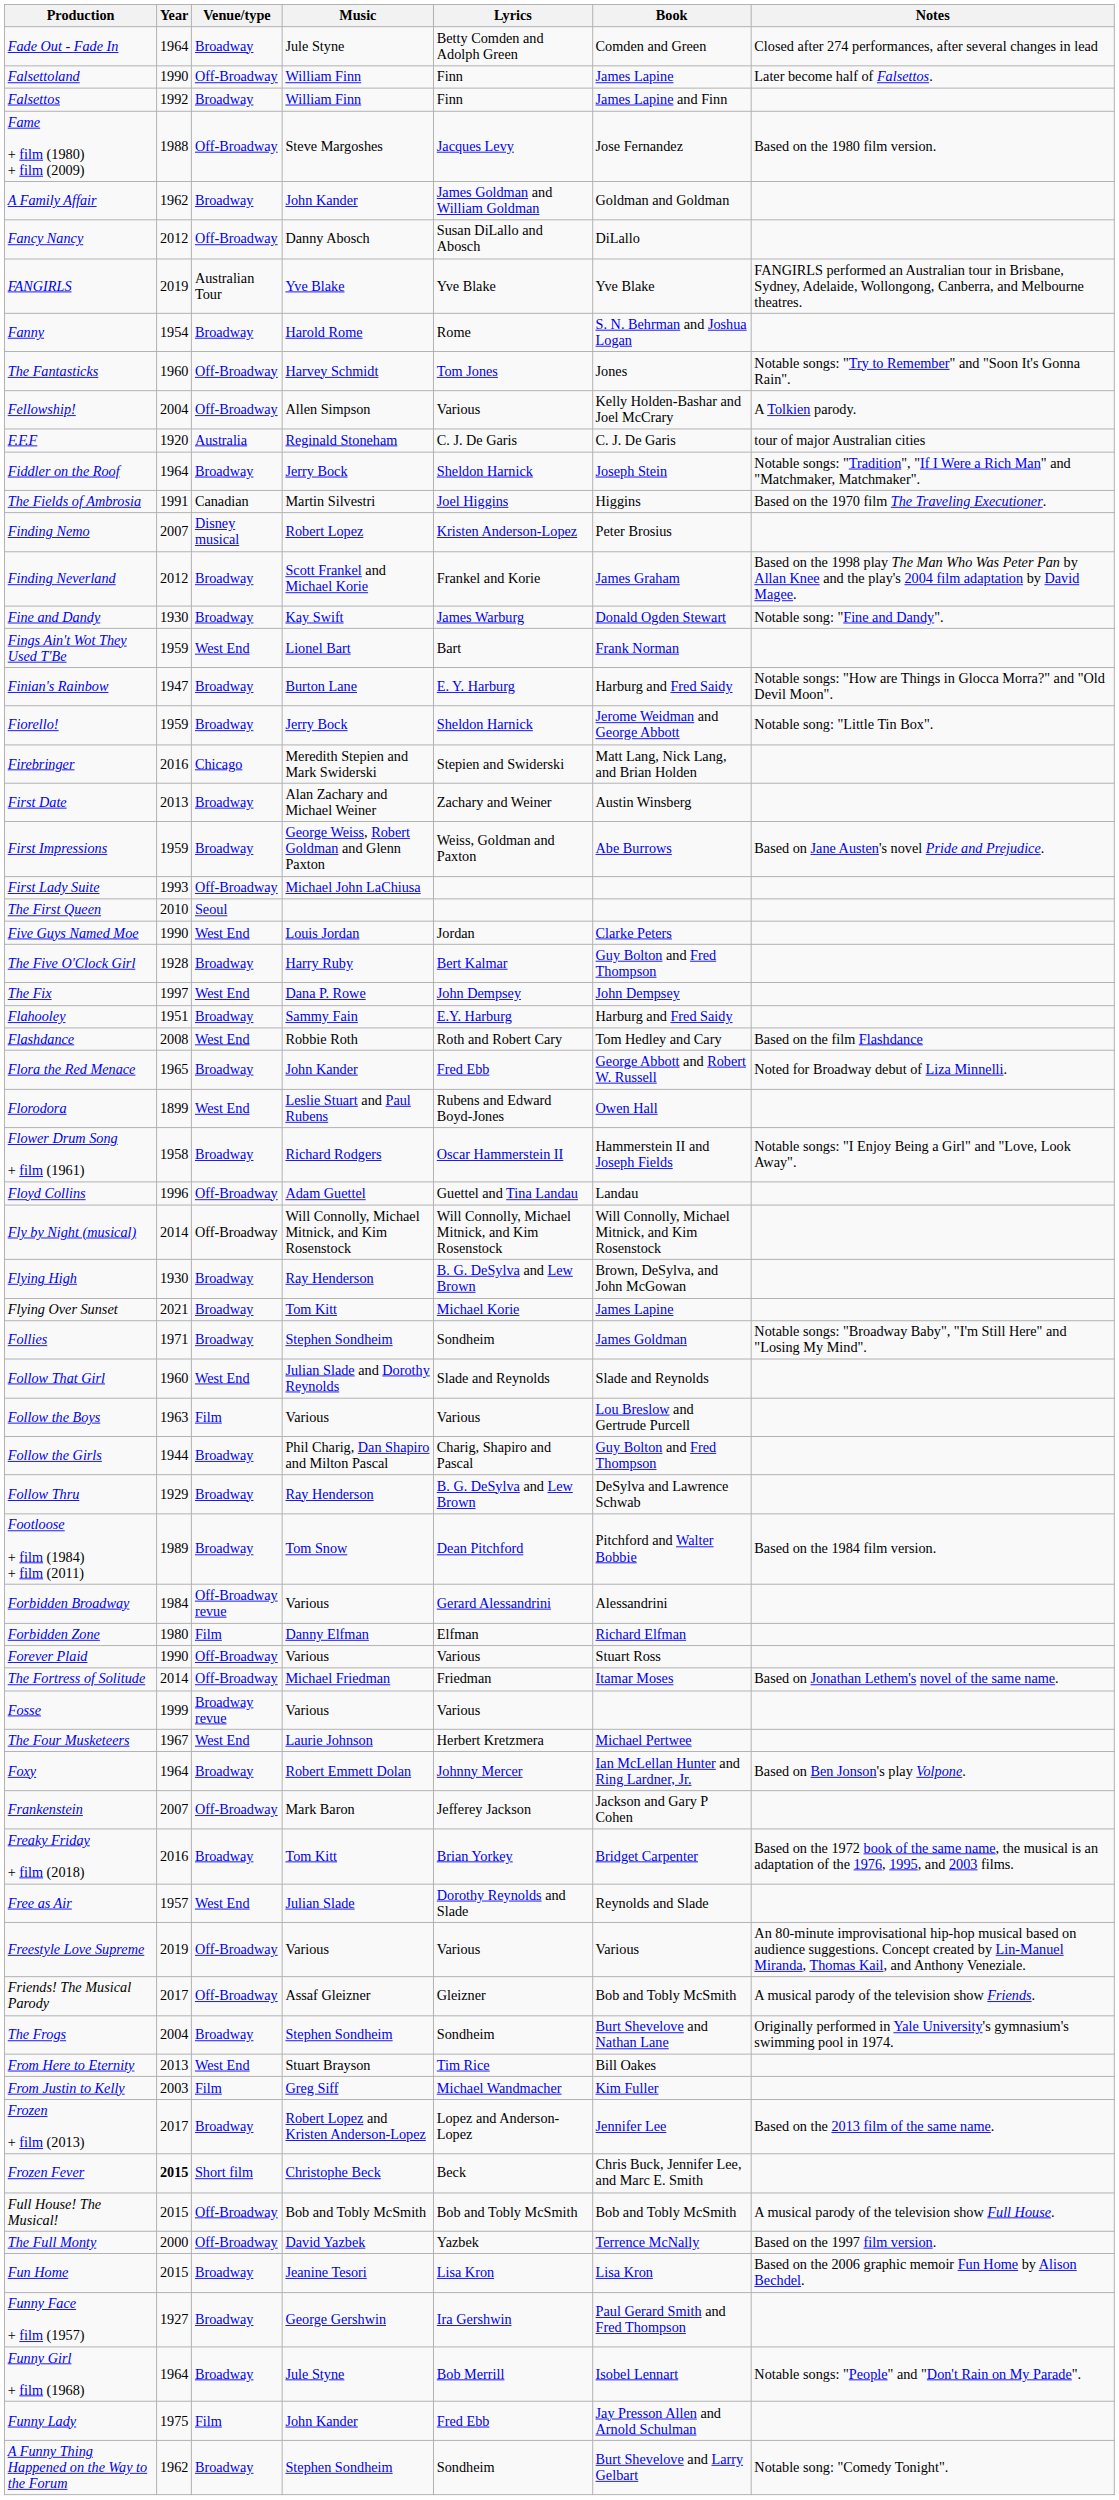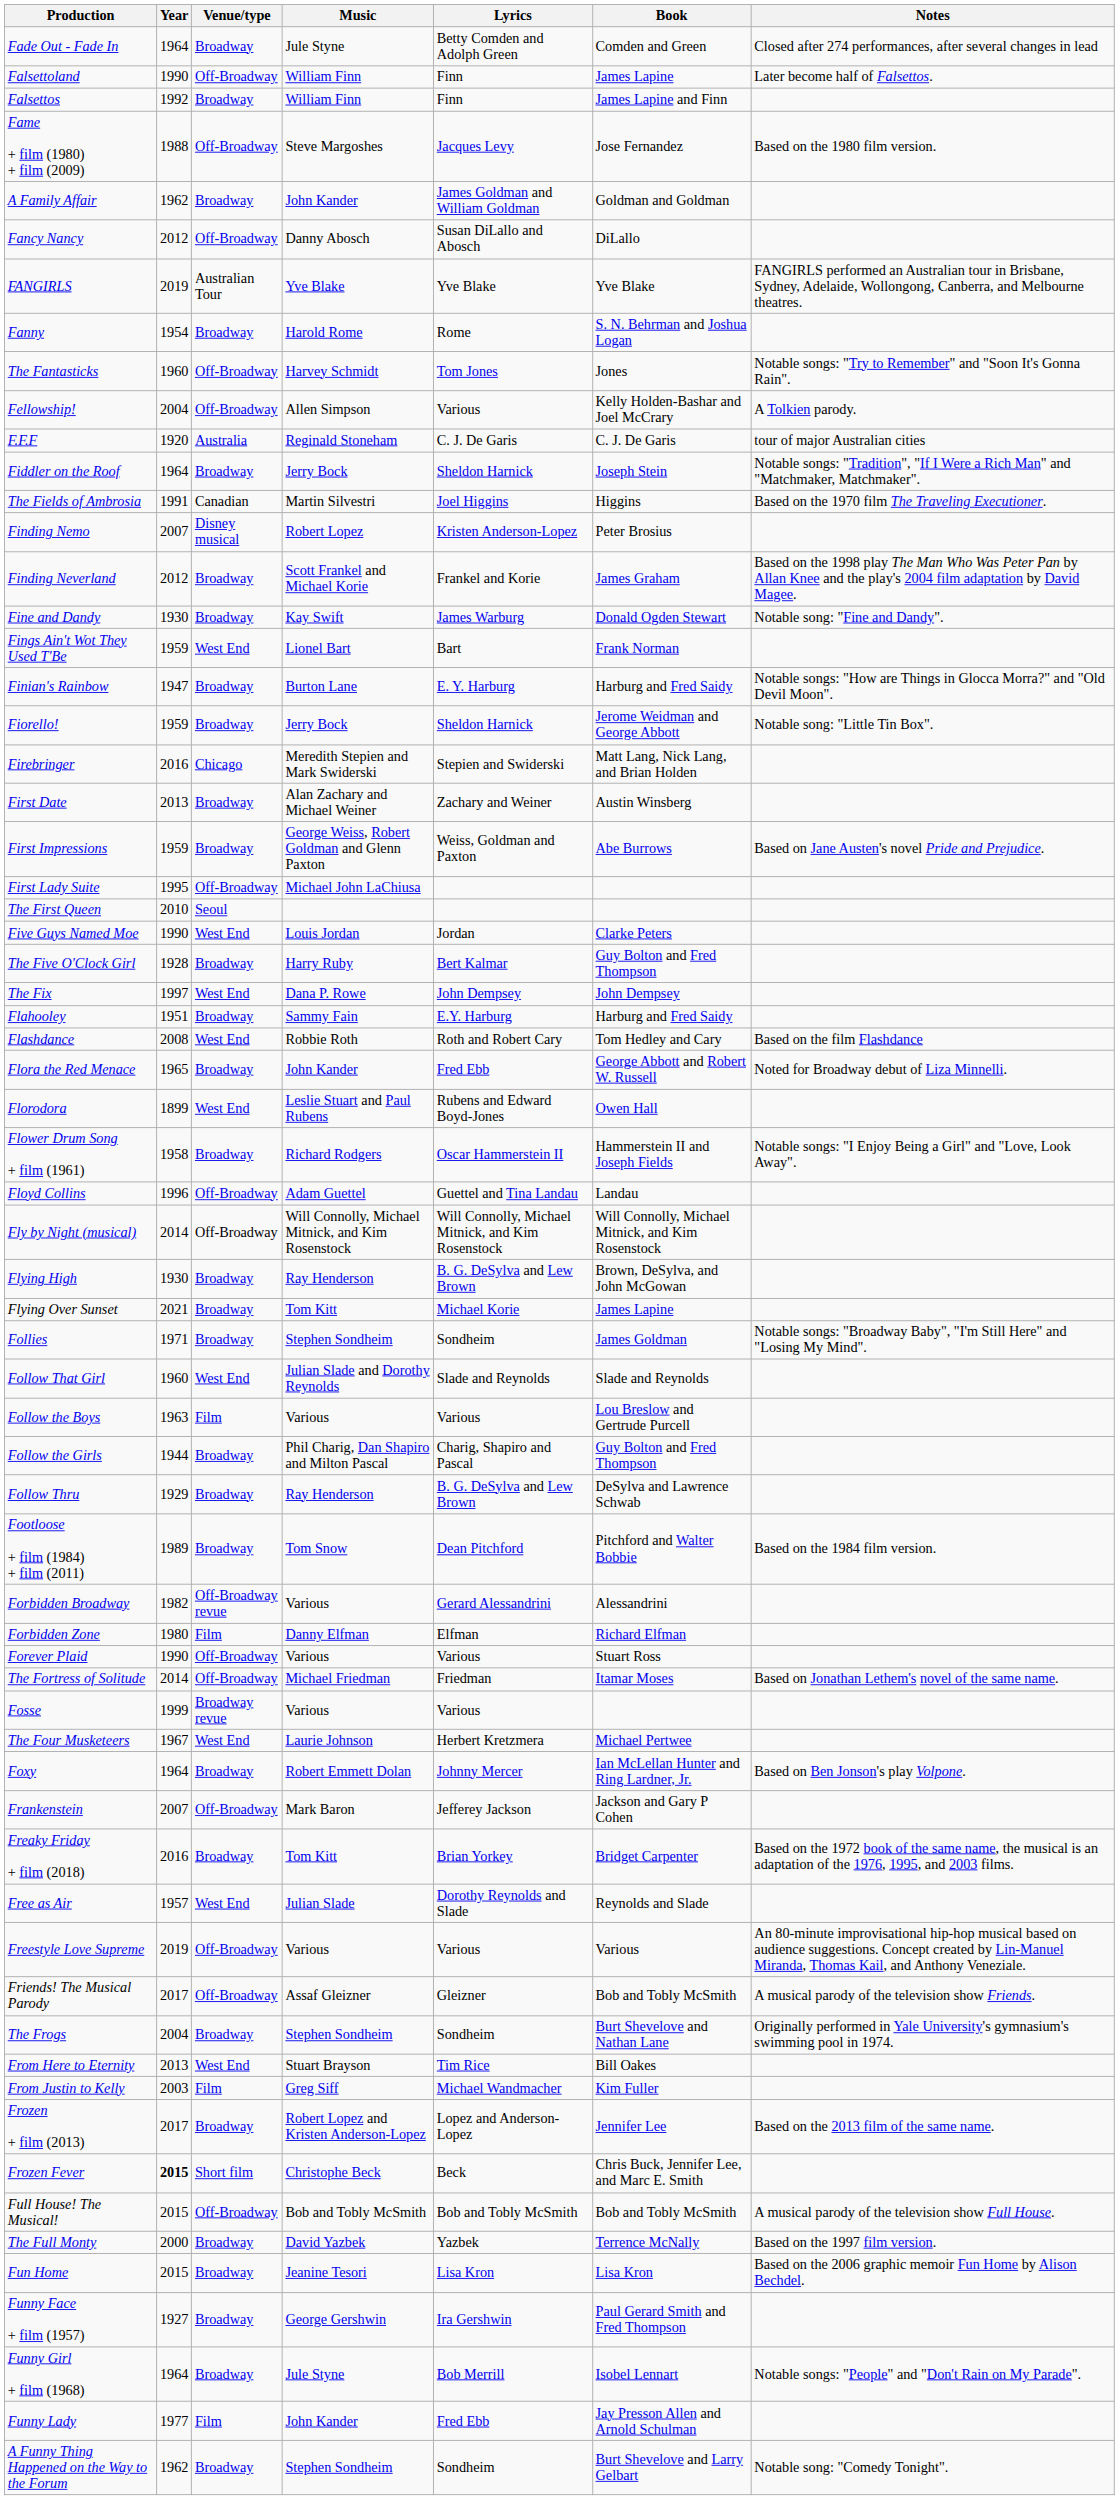(174, 887) 1993 -> (174, 887) 1995
(174, 1603) 1984 -> (174, 1603) 1982
(236, 2242) Off-Broadway -> (224, 2242) Broadway
(174, 2420) 1975 -> (174, 2420) 1977
